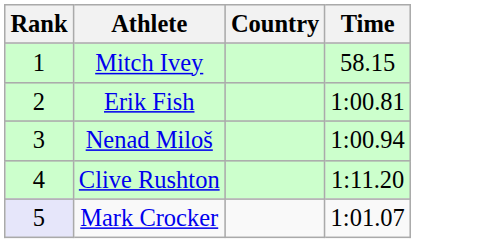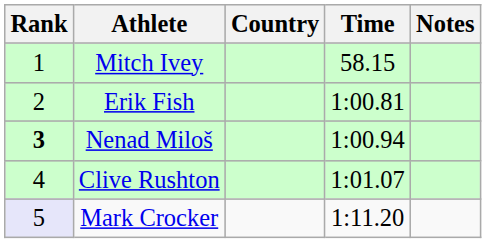+ column: (445, 23)
(39, 140) normal -> (39, 140) bold
(368, 179) 1:11.20 -> (368, 179) 1:01.07
(368, 218) 1:01.07 -> (368, 218) 1:11.20
